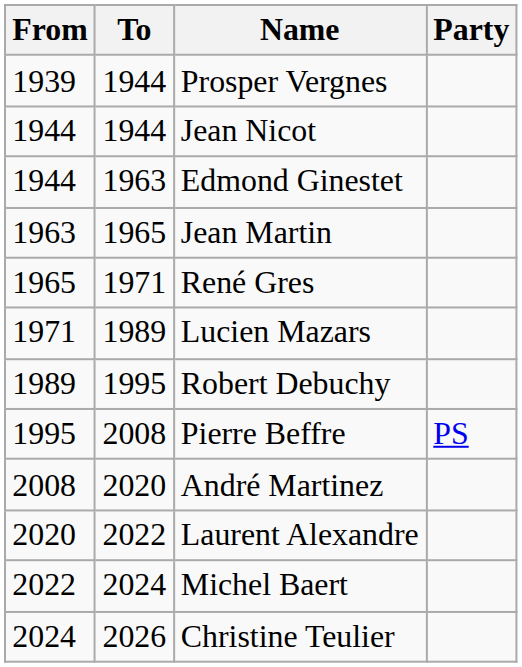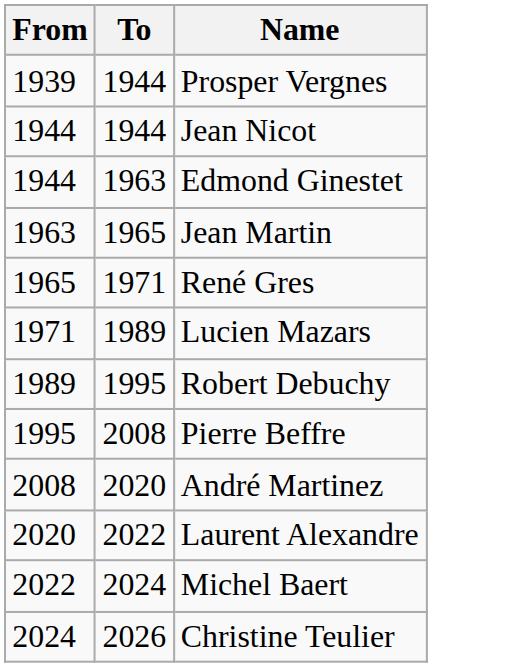- column: (471, 29)
